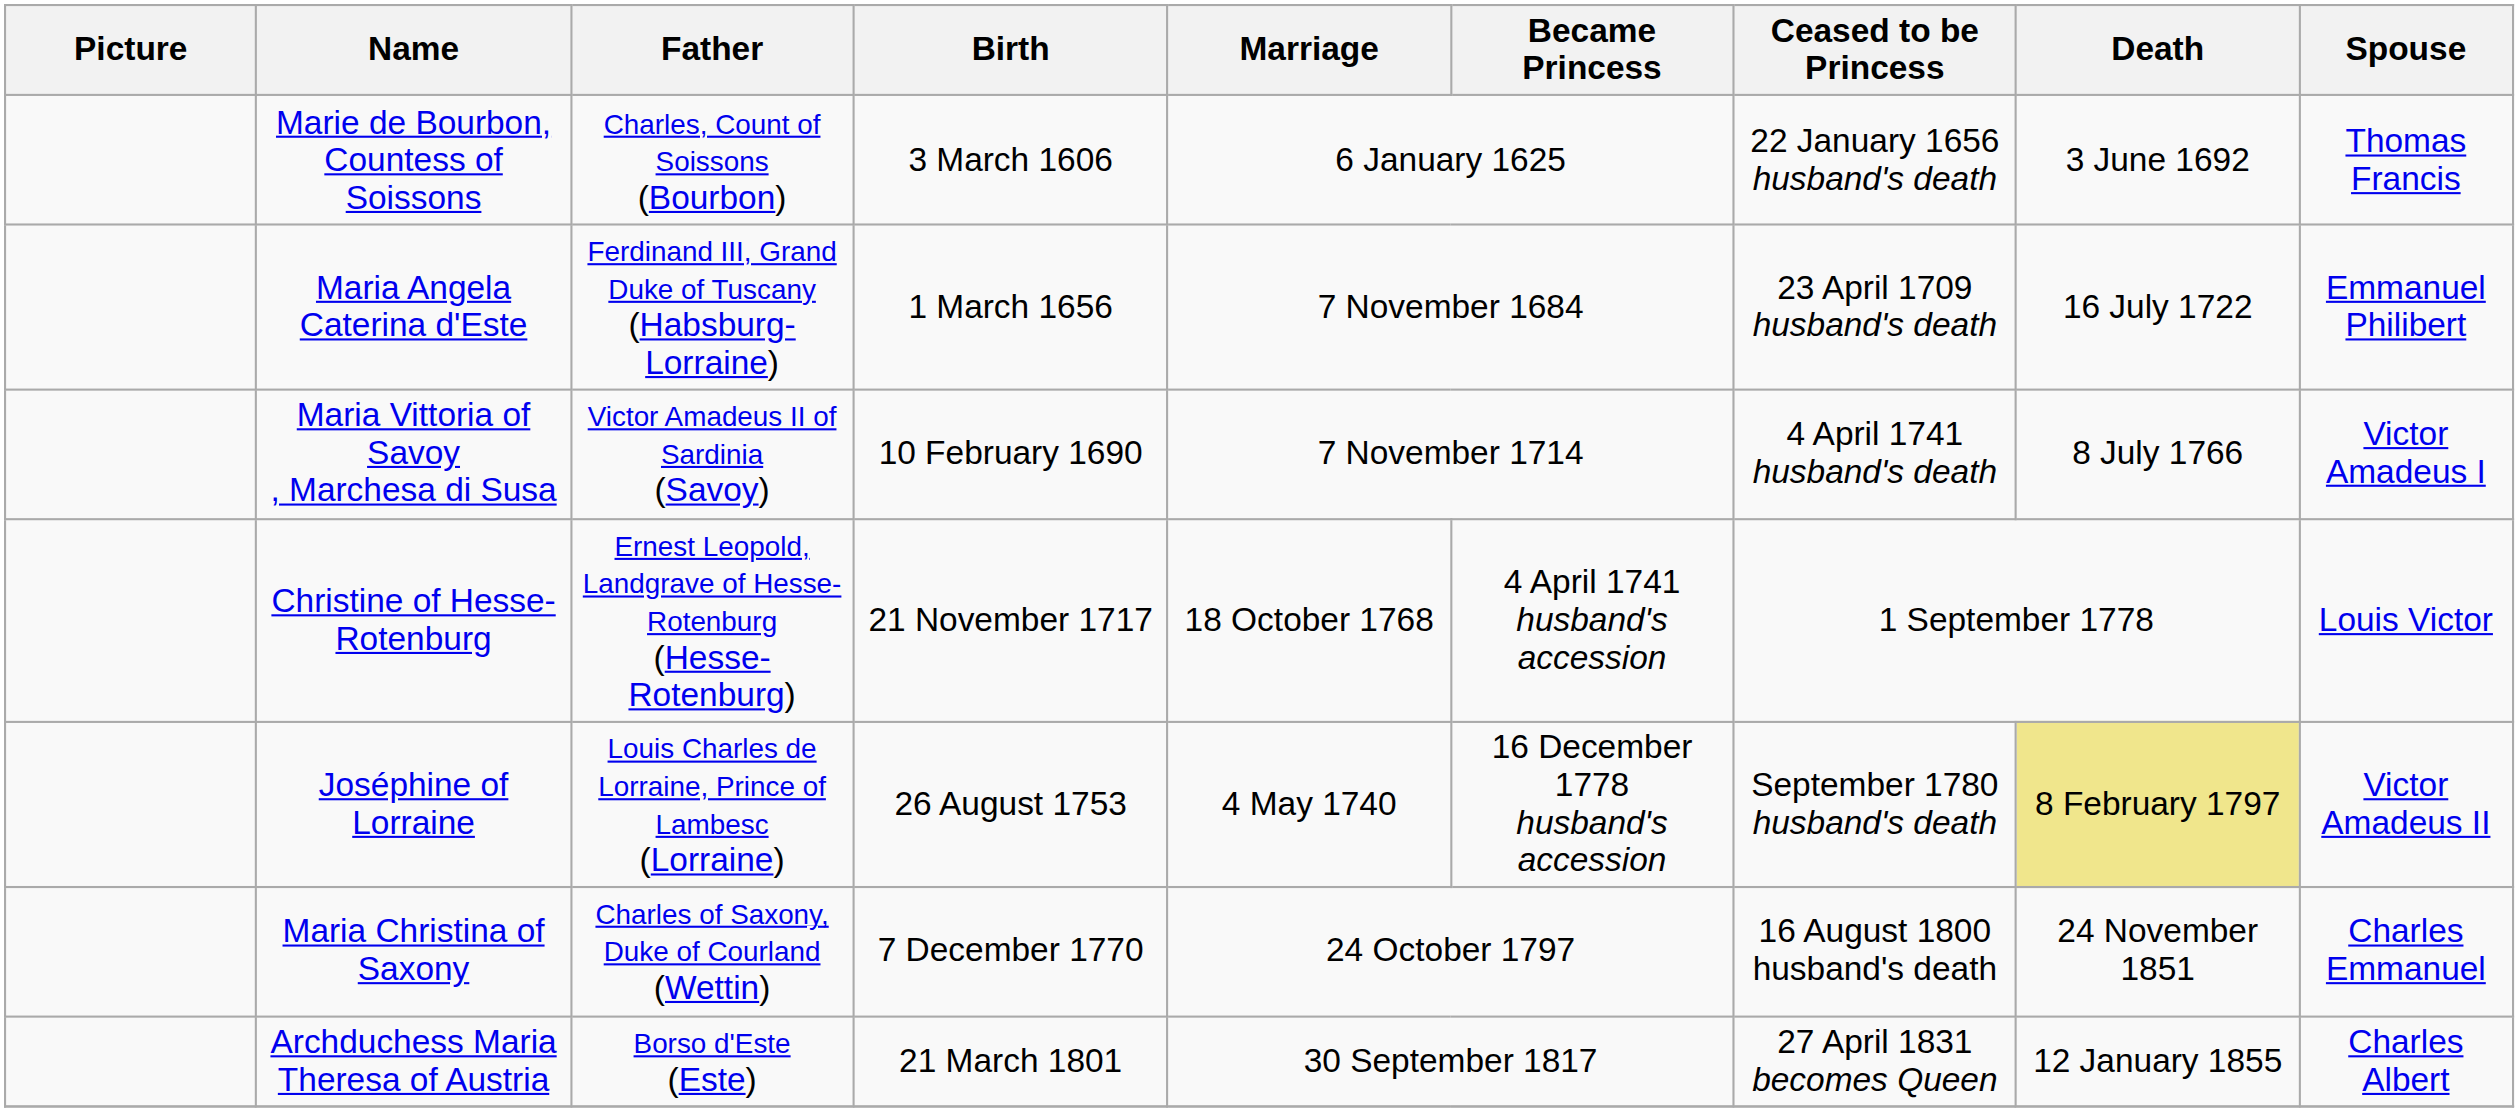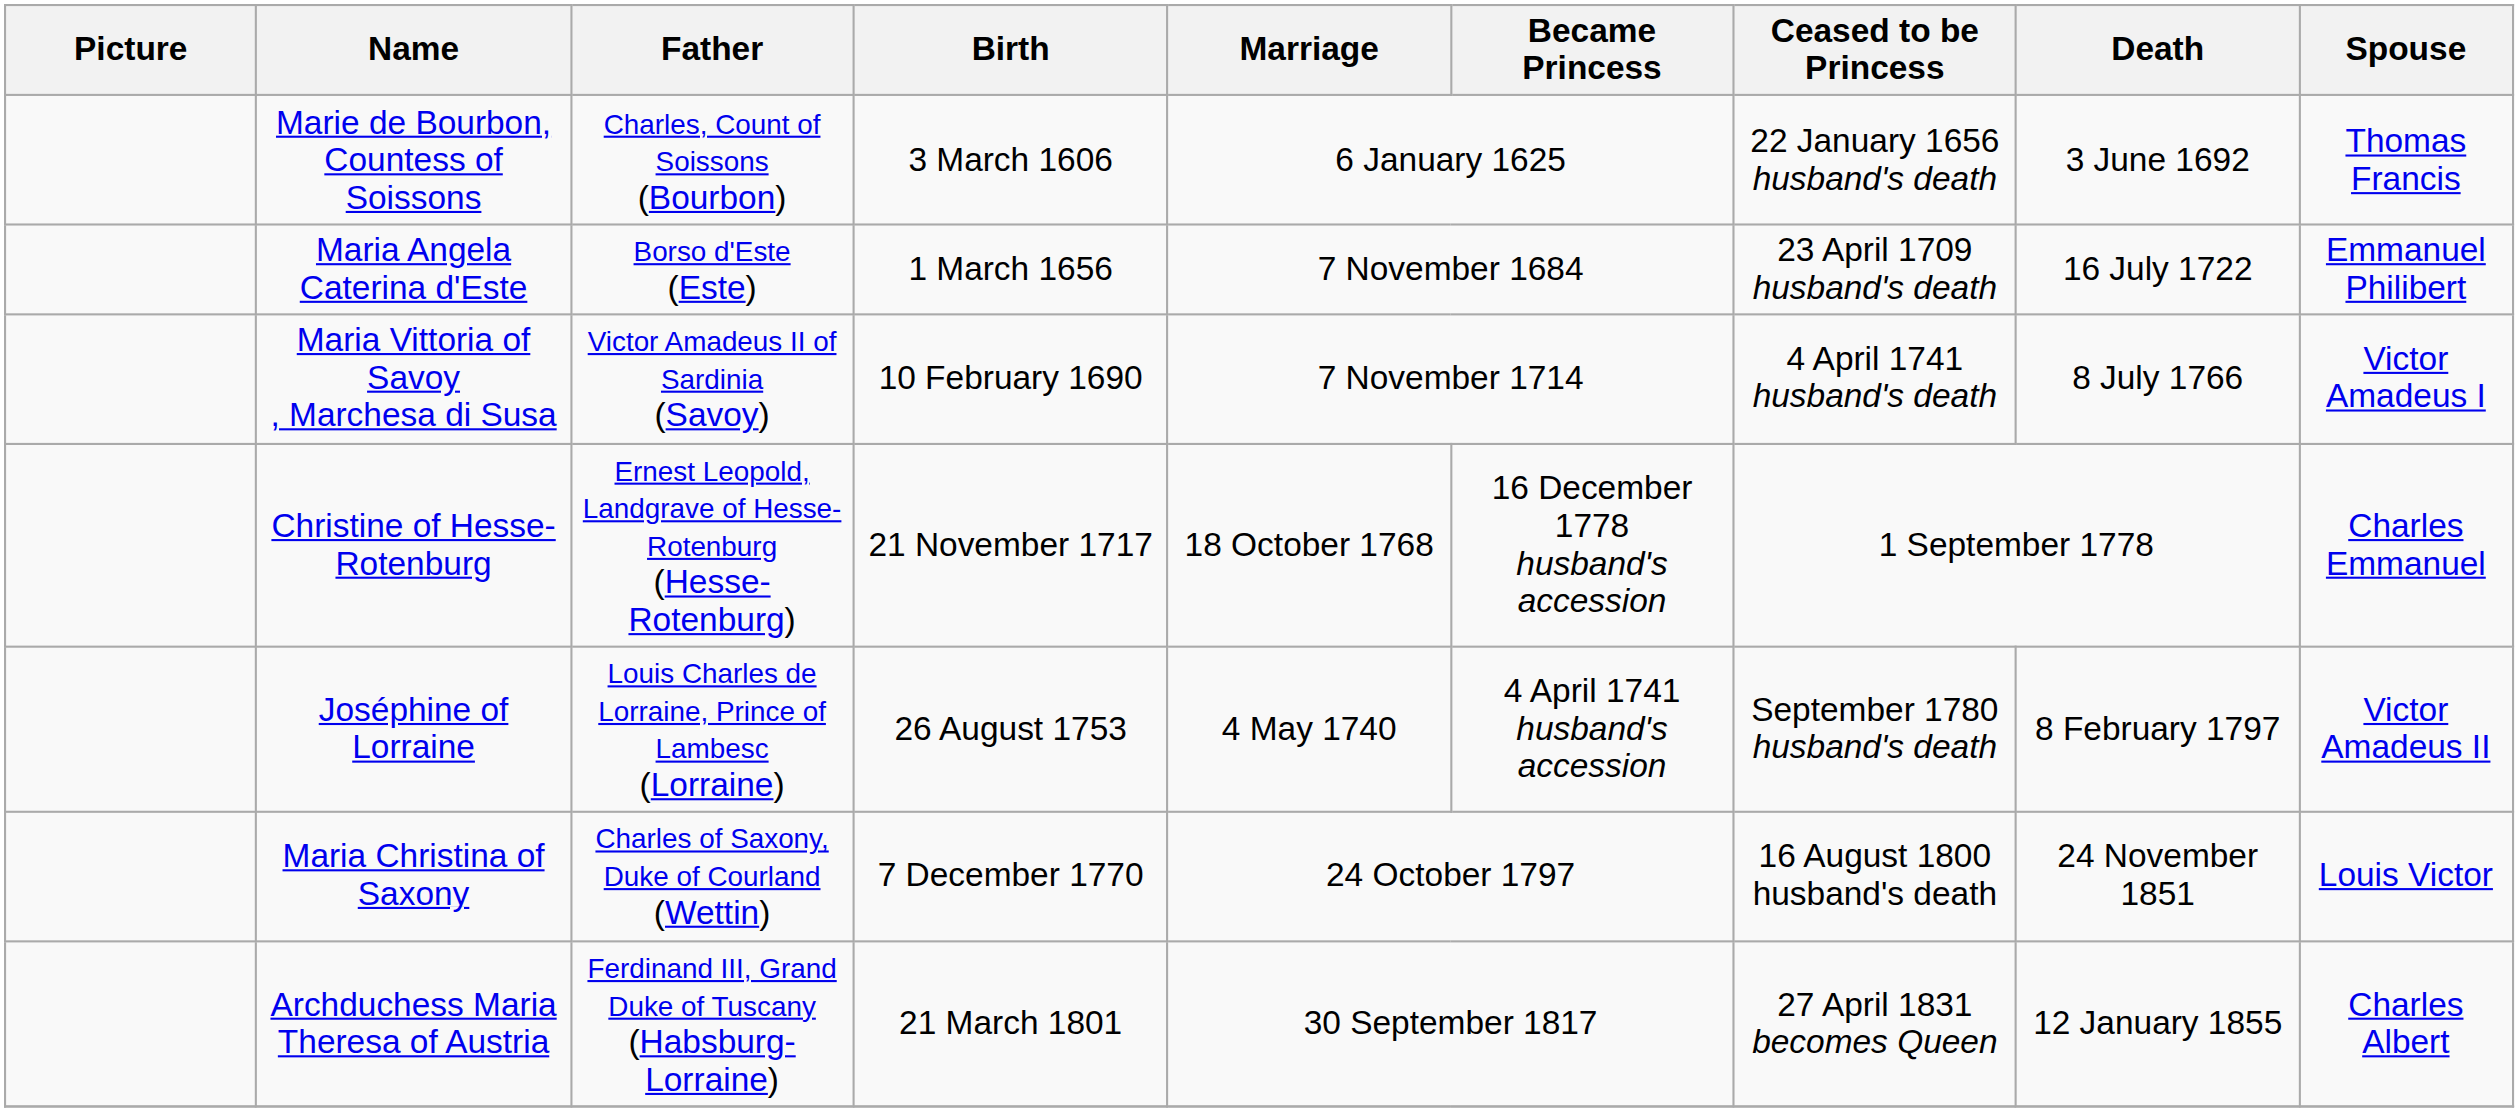(712, 308) Ferdinand III, Grand Duke of Tuscany (Habsburg-Lorraine) -> (712, 270) Borso d'Este (Este)
(1592, 619) 4 April 1741 husband's accession -> (1592, 544) 16 December 1778 husband's accession
(2406, 619) Louis Victor -> (2406, 544) Charles Emmanuel
(1592, 804) 16 December 1778 husband's accession -> (1592, 728) 4 April 1741 husband's accession
(2158, 804) khaki background -> (2158, 728) no background
(2406, 951) Charles Emmanuel -> (2406, 875) Louis Victor
(712, 1062) Borso d'Este (Este) -> (712, 1025) Ferdinand III, Grand Duke of Tuscany (Habsburg-Lorraine)
